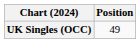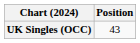(115, 30) 49 -> (115, 30) 43
